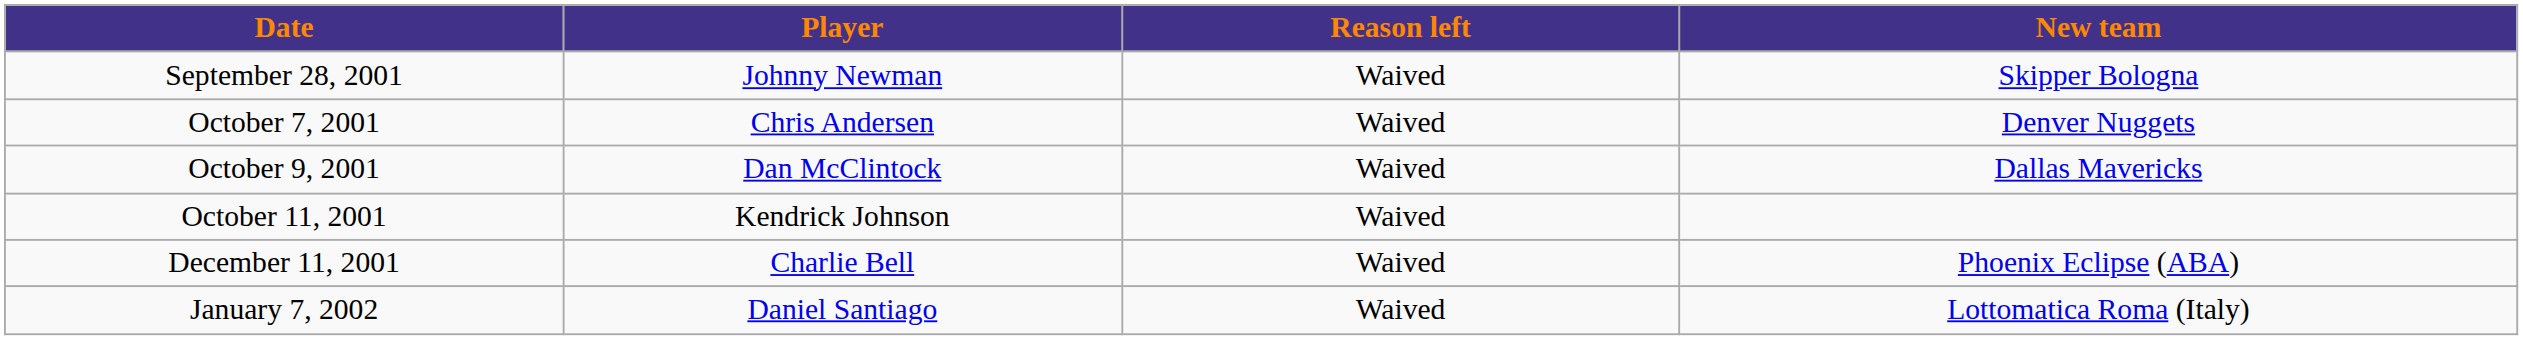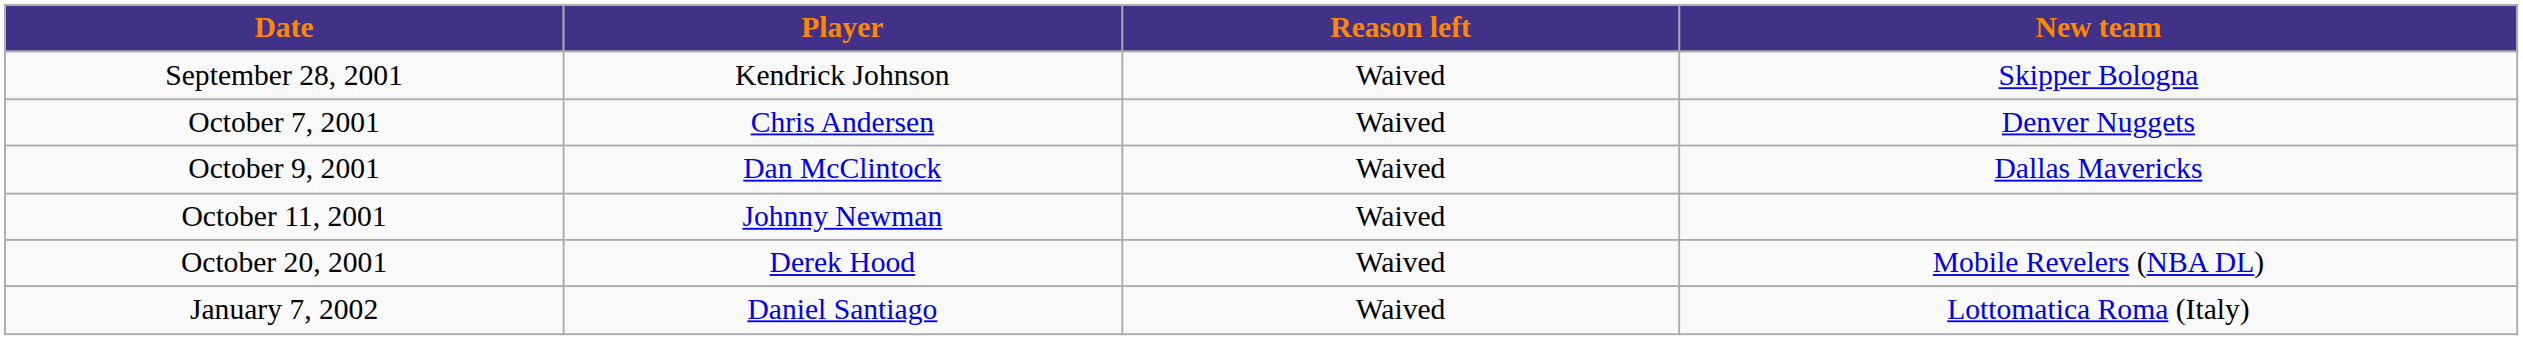(842, 74) Johnny Newman -> (842, 74) Kendrick Johnson
(842, 215) Kendrick Johnson -> (842, 215) Johnny Newman
+ row: (284, 262)
- row: (284, 262)
